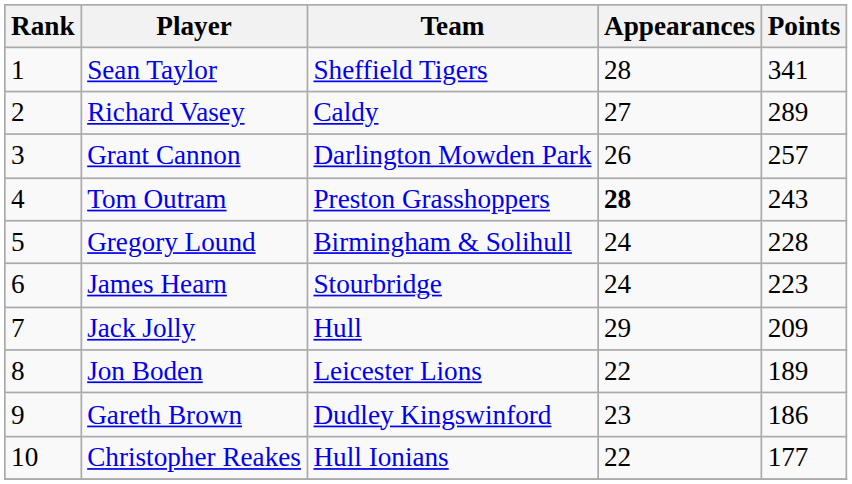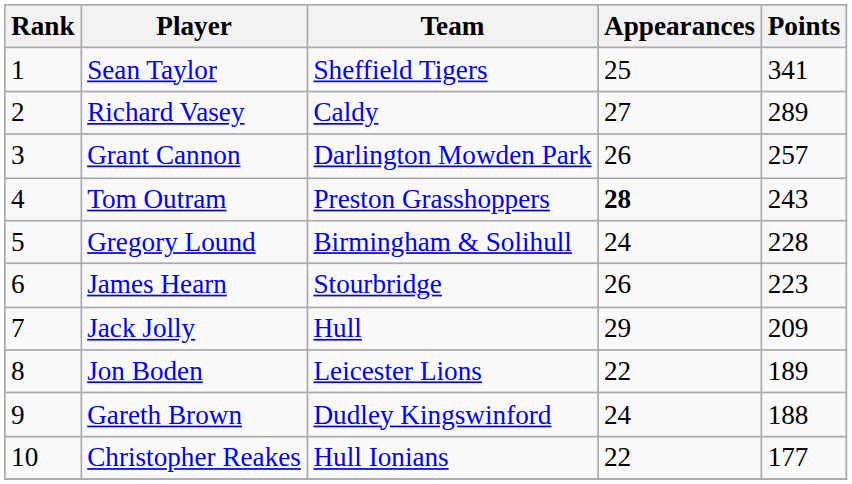(618, 69) 28 -> (618, 69) 25
(618, 284) 24 -> (618, 284) 26
(618, 414) 23 -> (618, 414) 24
(788, 414) 186 -> (788, 414) 188
